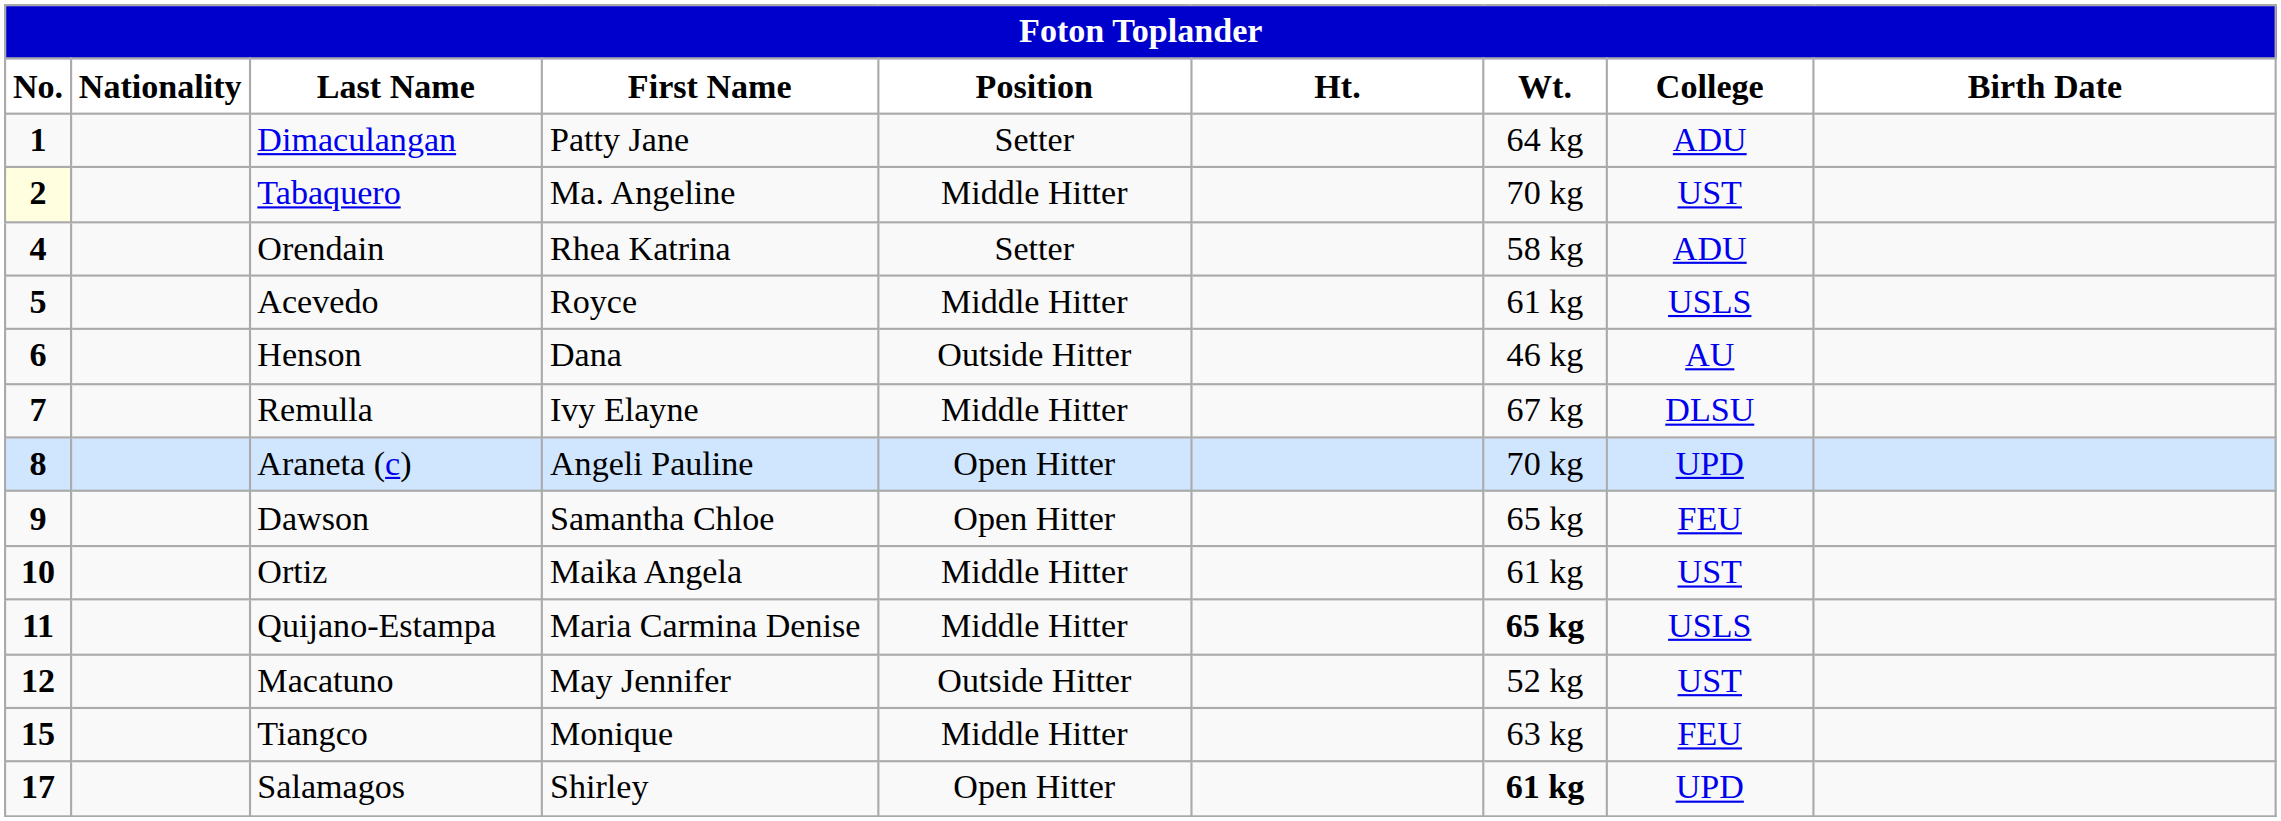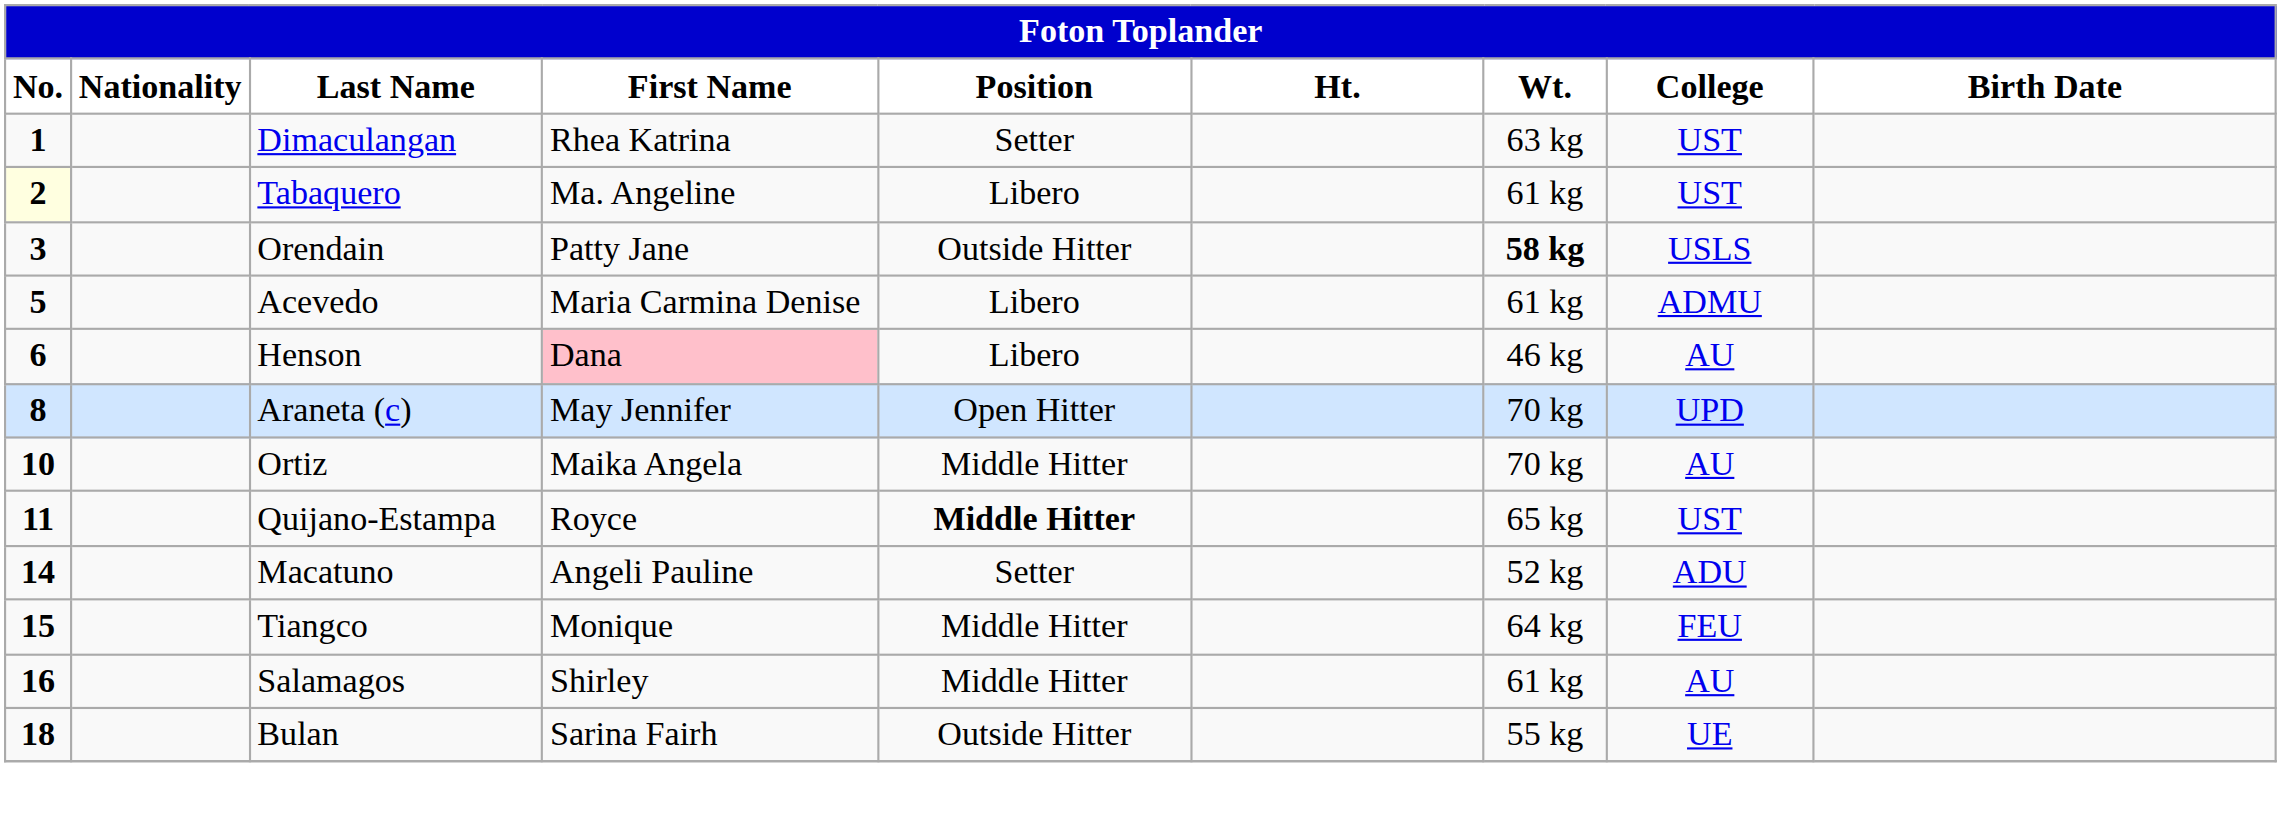(620, 139) Patty Jane -> (640, 139) Rhea Katrina
(1545, 139) 64 kg -> (1545, 139) 63 kg
(1710, 139) ADU -> (1710, 139) UST
(1034, 193) Middle Hitter -> (1034, 193) Libero
(1545, 193) 70 kg -> (1545, 193) 61 kg
(38, 247) 4 -> (38, 247) 3
(640, 247) Rhea Katrina -> (620, 247) Patty Jane
(1034, 247) Setter -> (1034, 247) Outside Hitter
(1545, 247) normal -> (1545, 247) bold
(1710, 247) ADU -> (1710, 247) USLS
(594, 301) Royce -> (705, 301) Maria Carmina Denise
(1034, 301) Middle Hitter -> (1034, 301) Libero
(1710, 301) USLS -> (1710, 301) ADMU
(586, 355) no background -> (586, 355) pink background
(1034, 355) Outside Hitter -> (1034, 355) Libero
- row: (315, 409)
(652, 463) Angeli Pauline -> (640, 409) May Jennifer
- row: (313, 517)
(1545, 572) 61 kg -> (1545, 463) 70 kg
(1710, 572) UST -> (1710, 463) AU
(705, 626) Maria Carmina Denise -> (594, 517) Royce
(1034, 626) normal -> (1034, 517) bold
(1545, 626) bold -> (1545, 517) normal
(1710, 626) USLS -> (1710, 517) UST
(38, 680) 12 -> (38, 572) 14
(640, 680) May Jennifer -> (652, 572) Angeli Pauline
(1034, 680) Outside Hitter -> (1034, 572) Setter
(1710, 680) UST -> (1710, 572) ADU
(1545, 734) 63 kg -> (1545, 626) 64 kg
(38, 788) 17 -> (38, 680) 16
(1034, 788) Open Hitter -> (1034, 680) Middle Hitter
(1545, 788) bold -> (1545, 680) normal
(1710, 788) UPD -> (1710, 680) AU
+ row: (298, 734)
